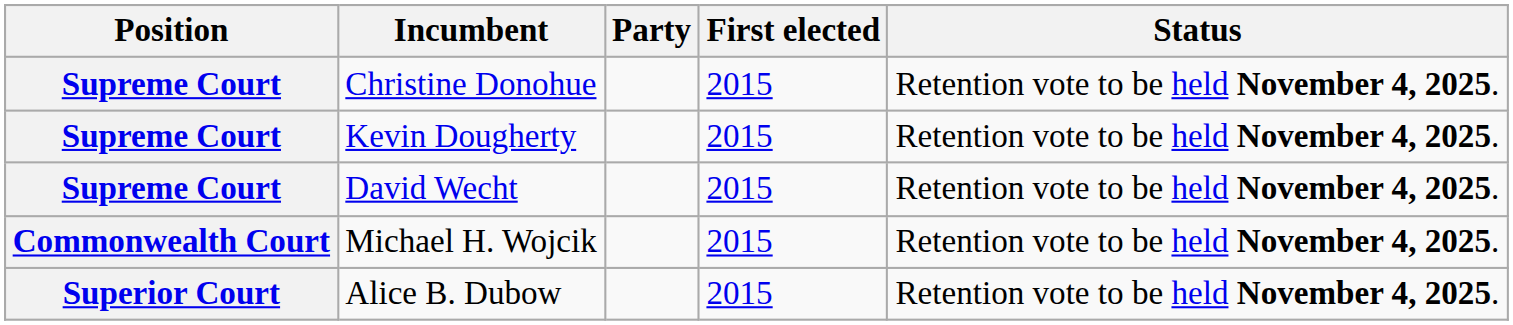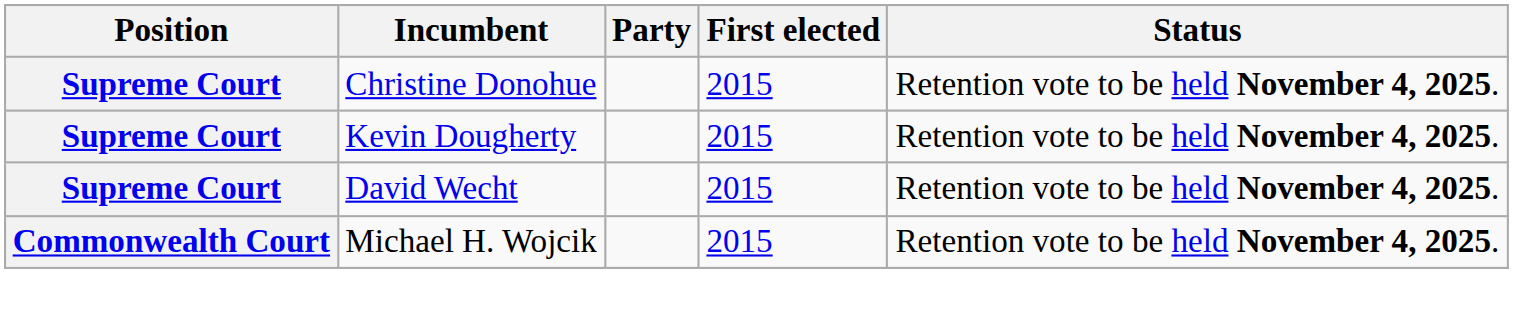- row: (453, 293)
